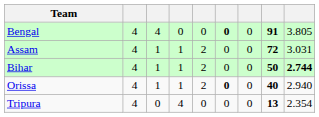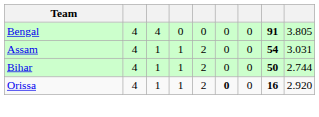(227, 31) bold -> (227, 31) normal
(273, 49) 72 -> (273, 49) 54
(299, 67) bold -> (299, 67) normal
(273, 85) 40 -> (273, 85) 16
(299, 85) 2.940 -> (299, 85) 2.920
- row: (24, 103)
